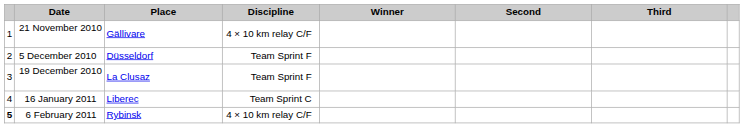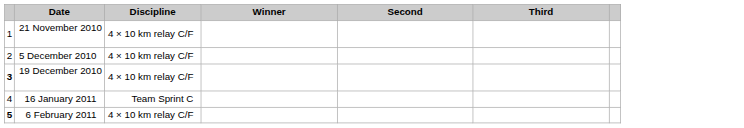- column: (163, 12)
(284, 55) Team Sprint F -> (153, 55) 4 × 10 km relay C/F
(9, 77) normal -> (9, 77) bold
(284, 77) Team Sprint F -> (153, 77) 4 × 10 km relay C/F
